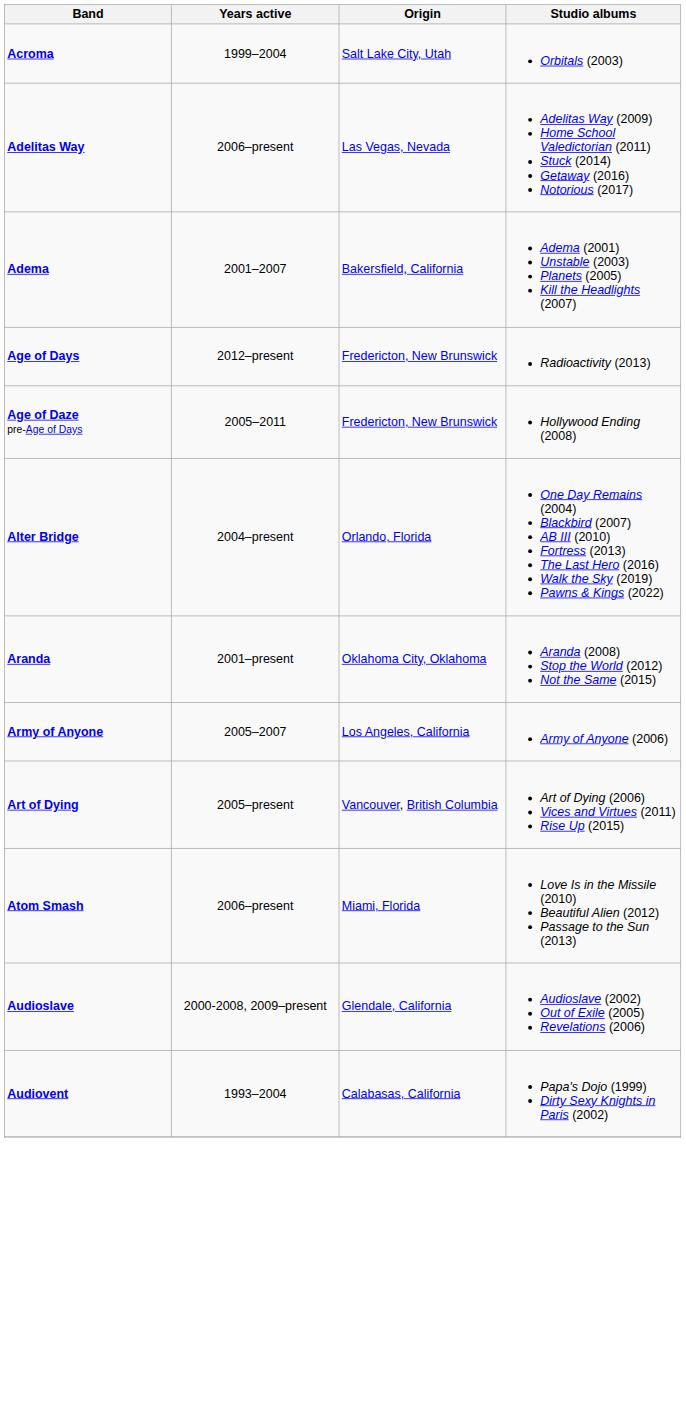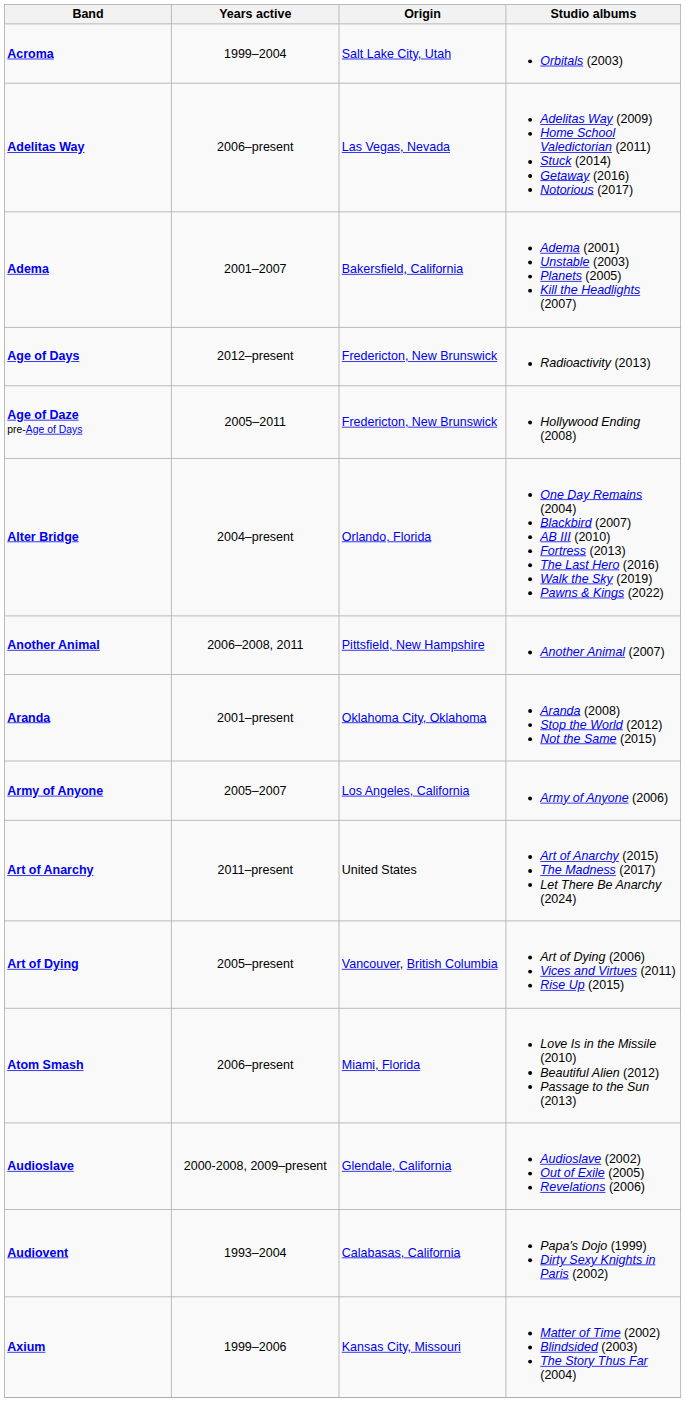+ row: (53, 645)
+ row: (50, 870)
+ row: (26, 1347)
